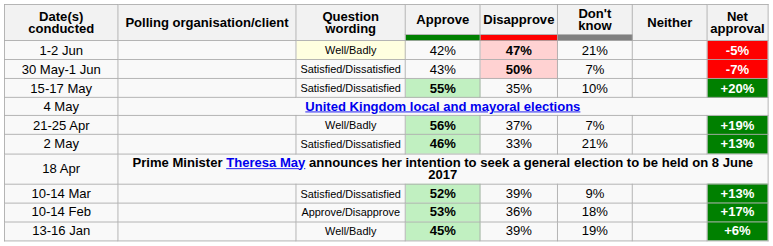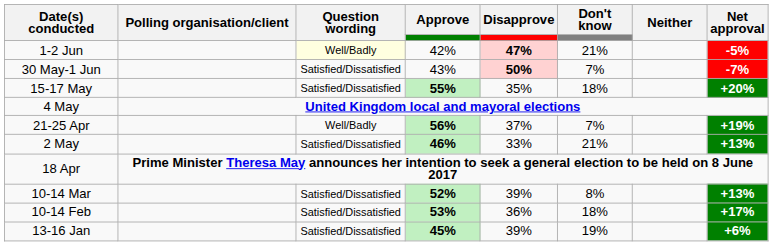(595, 88) 10% -> (595, 88) 18%
(595, 193) 9% -> (595, 193) 8%
(351, 213) Approve/Disapprove -> (351, 213) Satisfied/Dissatisfied
(351, 232) Well/Badly -> (351, 232) Satisfied/Dissatisfied
